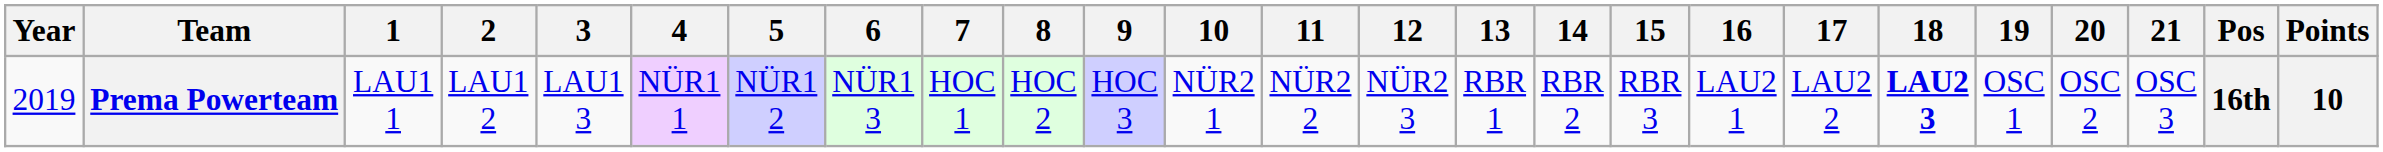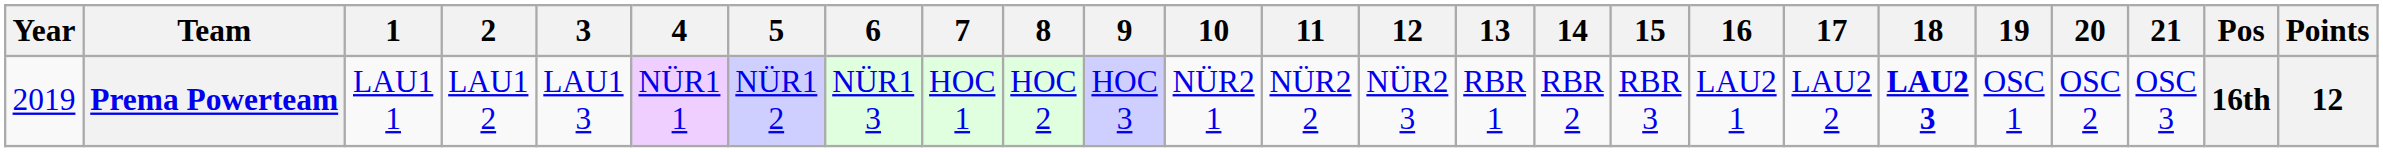(2328, 100) 10 -> (2328, 100) 12
